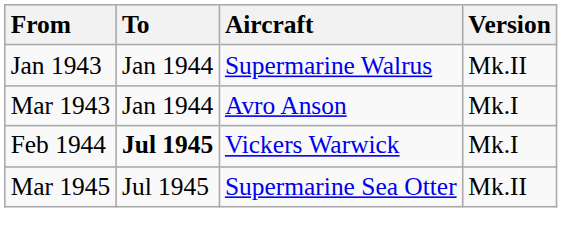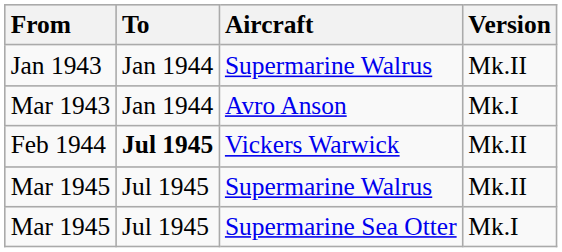(493, 145) Mk.I -> (498, 145) Mk.II
+ row: (60, 186)
(498, 186) Mk.II -> (493, 226) Mk.I
